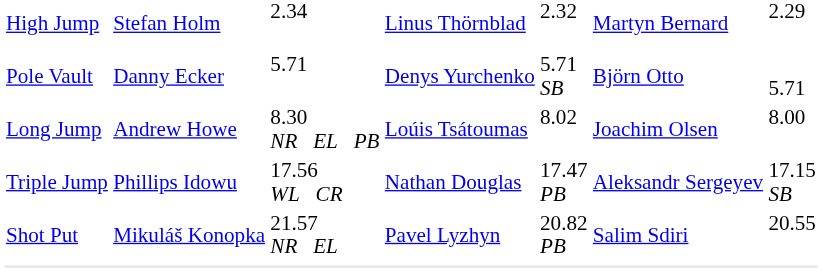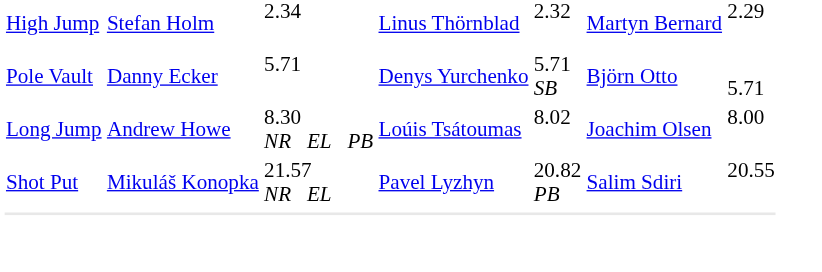- row: (57, 181)
